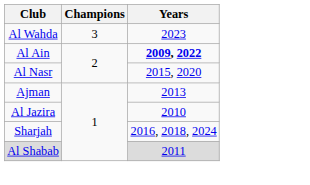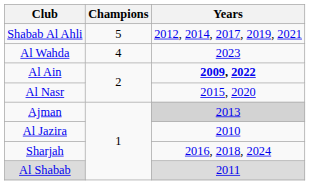+ row: (45, 33)
(95, 33) 3 -> (118, 53) 4
(174, 92) no background -> (228, 111) lightgrey background
